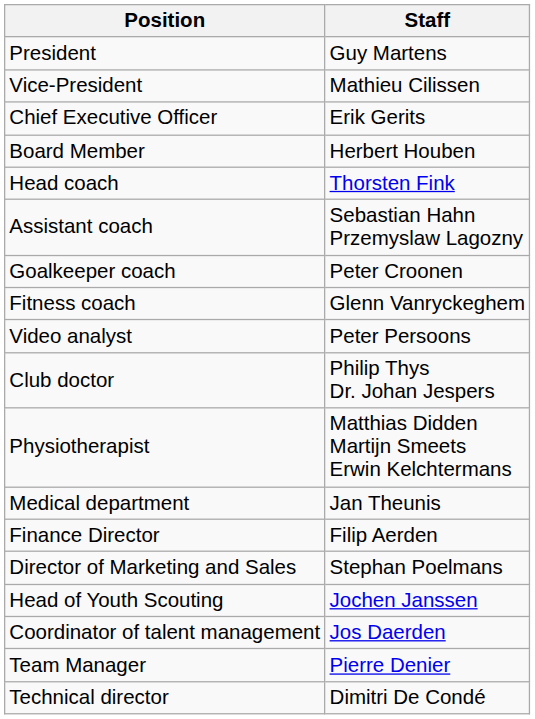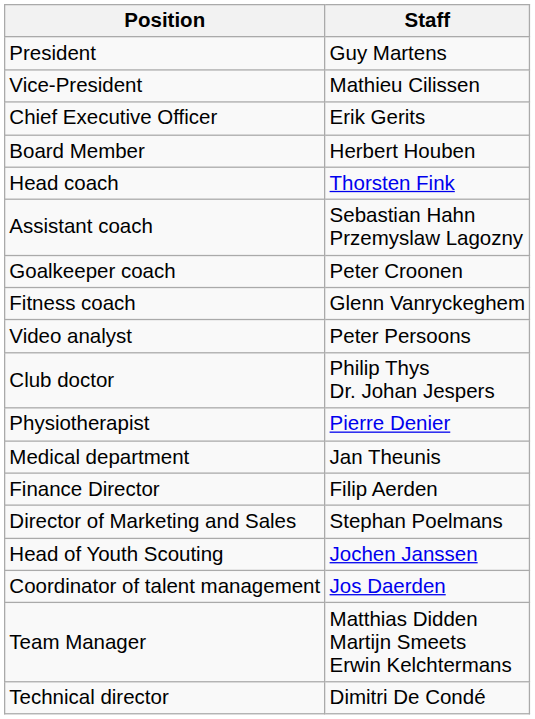(421, 447) Matthias Didden Martijn Smeets Erwin Kelchtermans -> (390, 424) Pierre Denier
(390, 665) Pierre Denier -> (421, 642) Matthias Didden Martijn Smeets Erwin Kelchtermans
